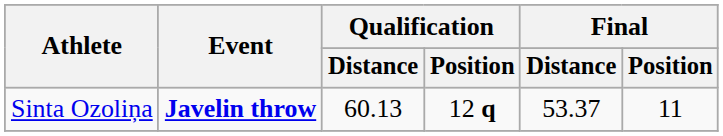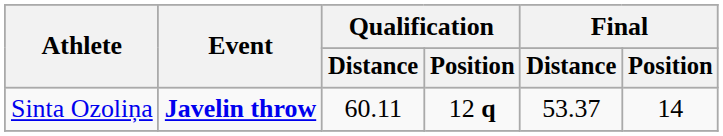(373, 109) 60.13 -> (373, 109) 60.11
(670, 109) 11 -> (670, 109) 14
